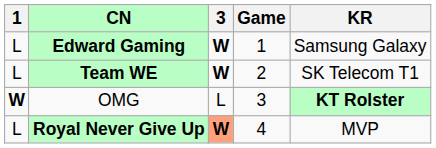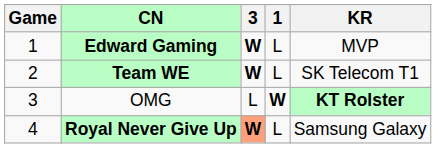columns swapped: (261, 18) <-> (17, 18)
(360, 45) Samsung Galaxy -> (360, 45) MVP
(360, 128) MVP -> (360, 128) Samsung Galaxy
